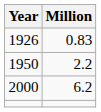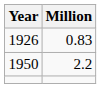- row: (23, 88)
